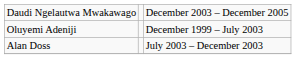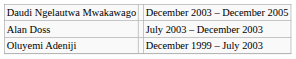rows swapped: (29, 45) <-> (42, 29)
